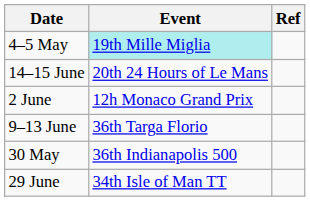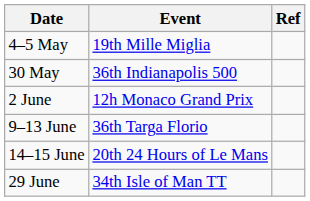(151, 45) paleturquoise background -> (151, 45) no background
rows swapped: (34, 154) <-> (47, 72)
